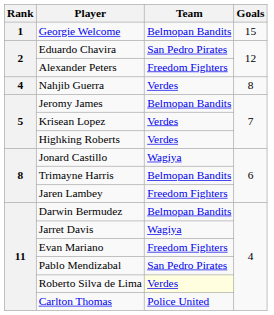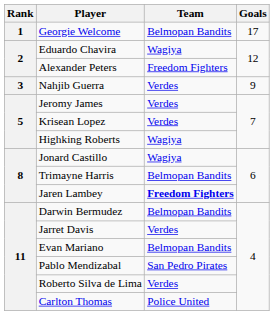(251, 31) 15 -> (253, 31) 17
(187, 49) San Pedro Pirates -> (164, 49) Wagiya
(20, 85) 4 -> (20, 85) 3
(251, 85) 8 -> (253, 85) 9
(189, 103) Belmopan Bandits -> (163, 103) Verdes
(163, 139) Verdes -> (164, 139) Wagiya
(187, 193) normal -> (190, 193) bold
(164, 229) Wagiya -> (163, 229) Verdes
(187, 247) Freedom Fighters -> (189, 247) Belmopan Bandits
(163, 283) lightyellow background -> (163, 283) no background
